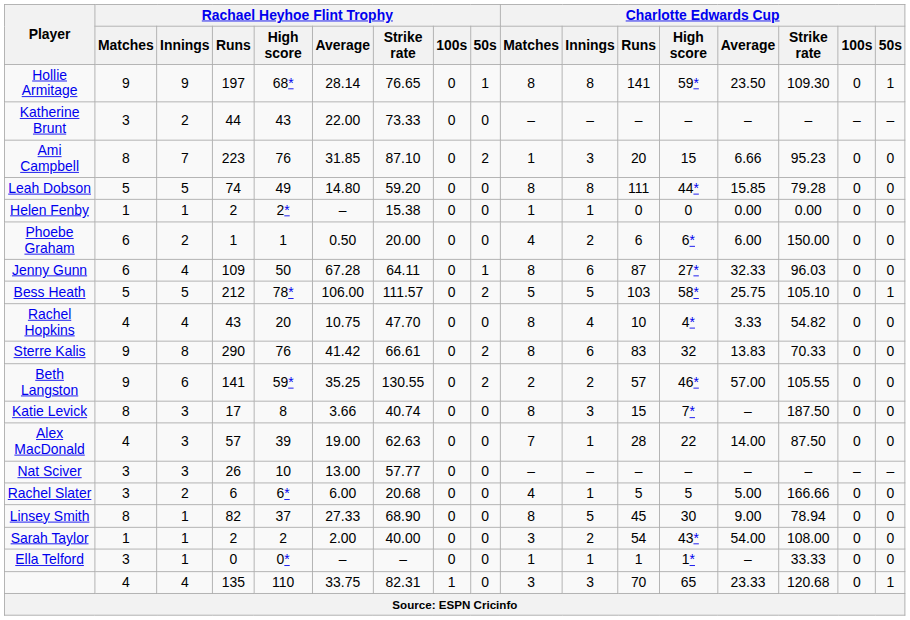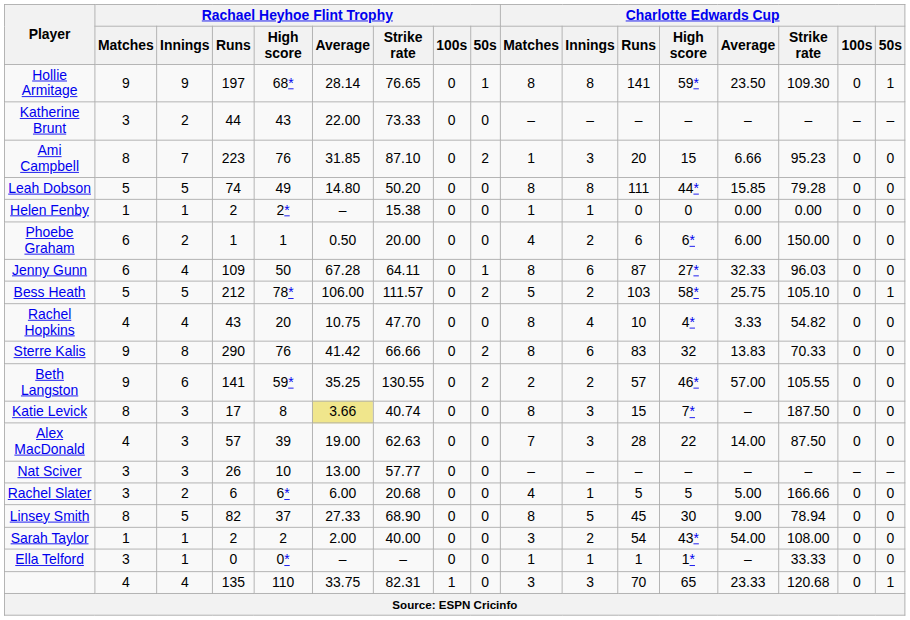(403, 188) 59.20 -> (403, 188) 50.20
(590, 292) 5 -> (590, 292) 2
(403, 352) 66.61 -> (403, 352) 66.66
(343, 412) no background -> (343, 412) khaki background
(590, 442) 1 -> (590, 442) 3
(185, 516) 1 -> (185, 516) 5
